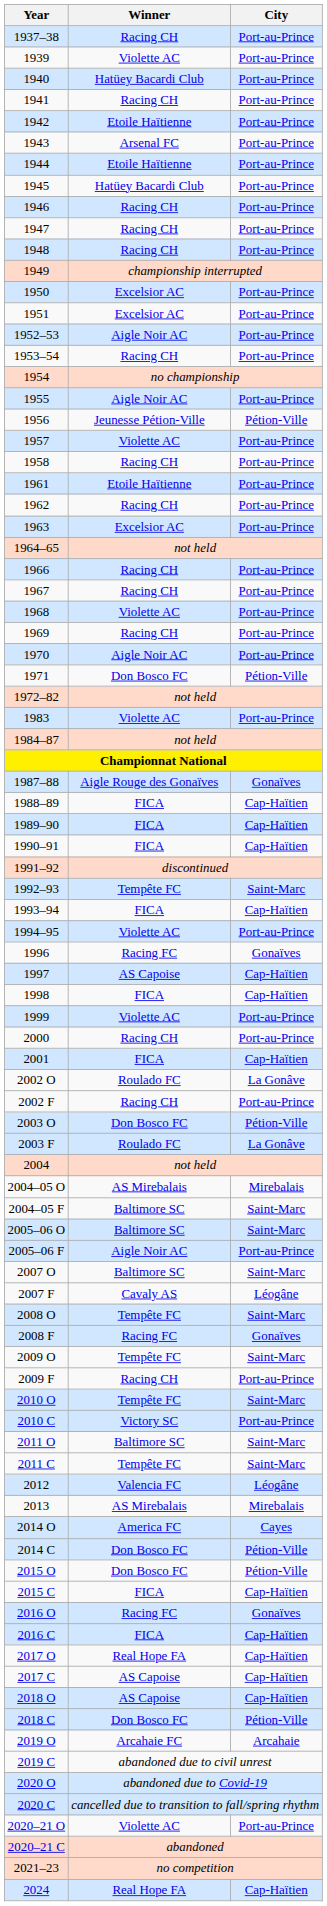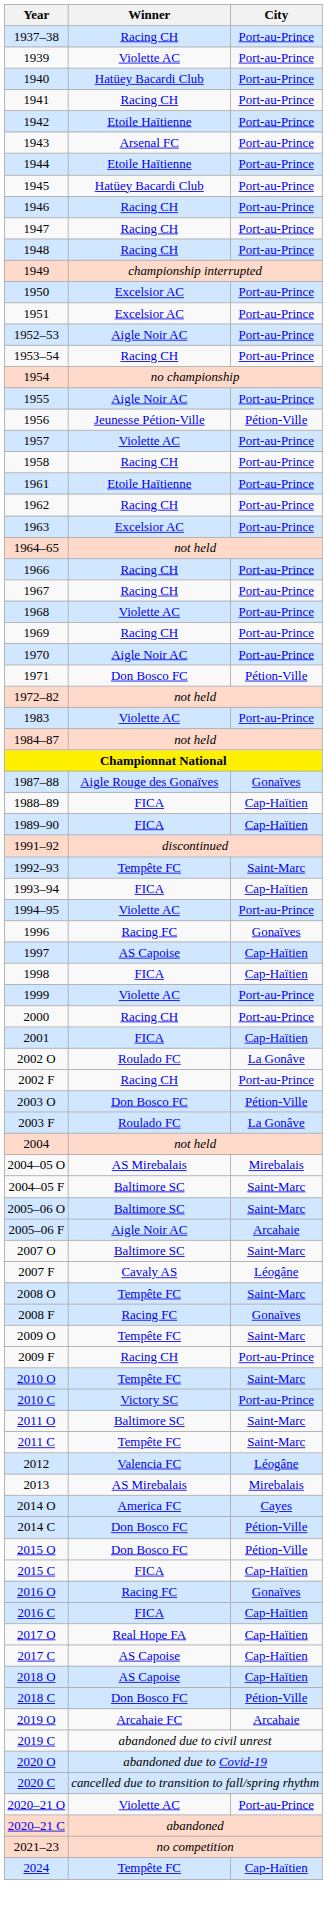- row: (36, 846)
(276, 1250) Port-au-Prince -> (276, 1229) Arcahaie
(149, 1890) Real Hope FA -> (149, 1868) Tempête FC
